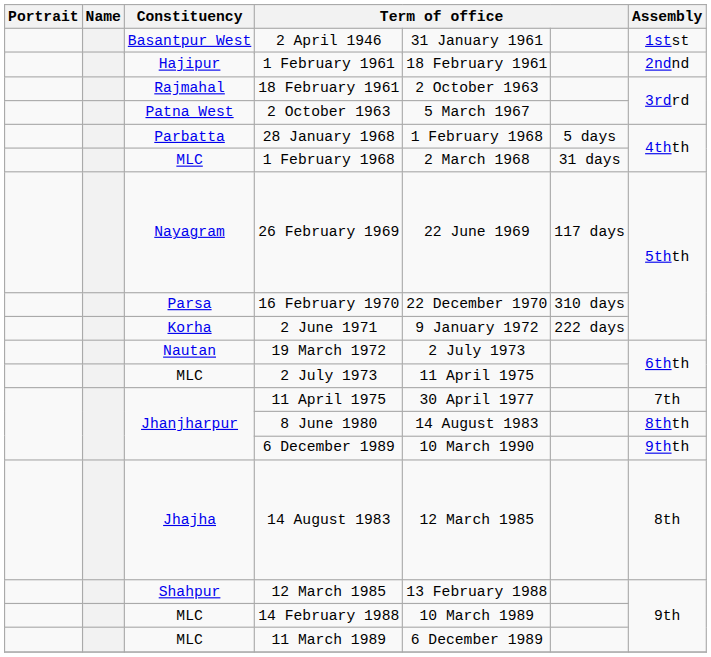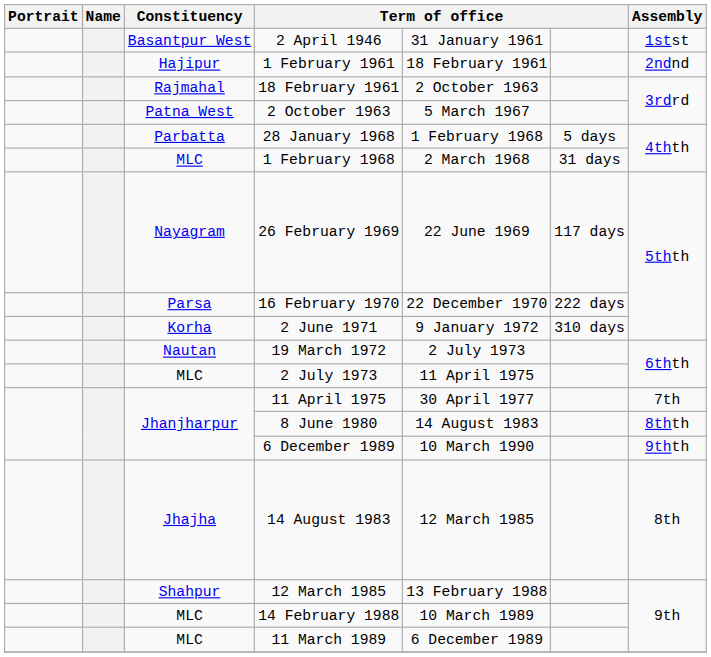(590, 304) 310 days -> (590, 304) 222 days
(590, 328) 222 days -> (590, 328) 310 days
